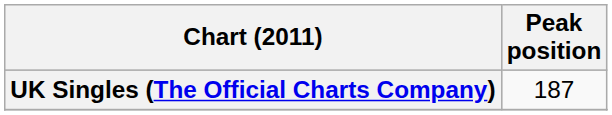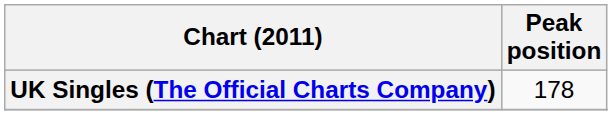(554, 89) 187 -> (554, 89) 178
